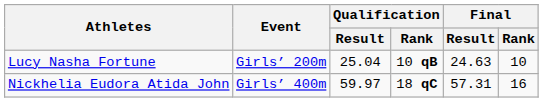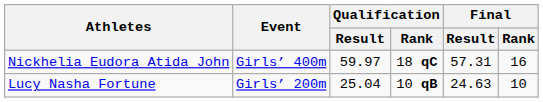rows swapped: (82, 62) <-> (119, 85)
